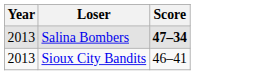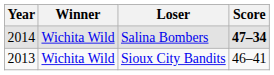+ column: (78, 15)
(21, 37) 2013 -> (21, 37) 2014
